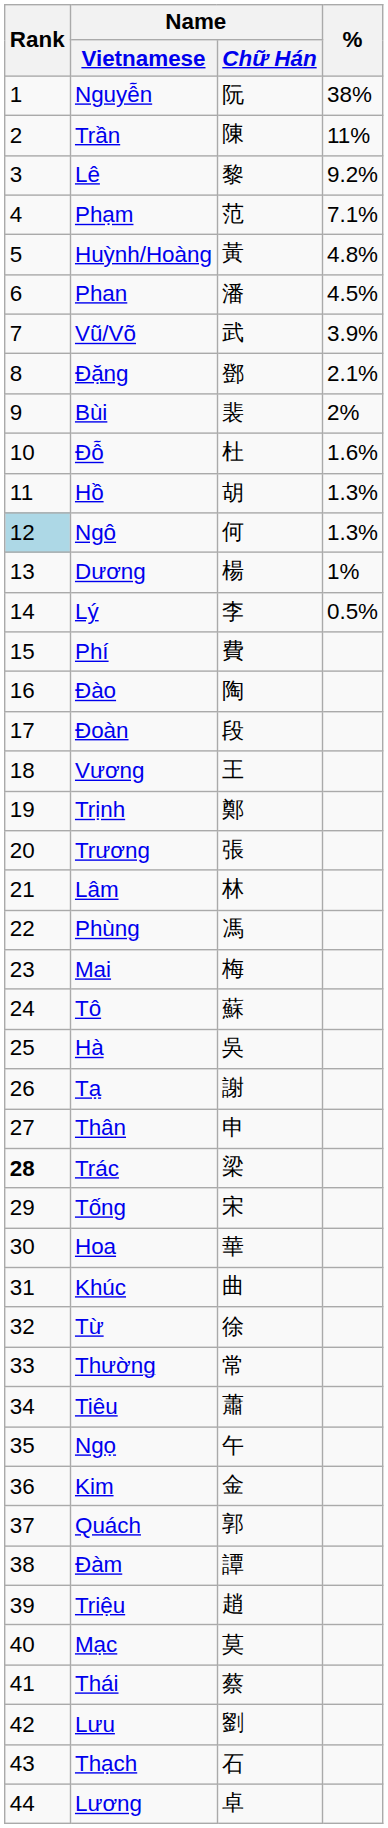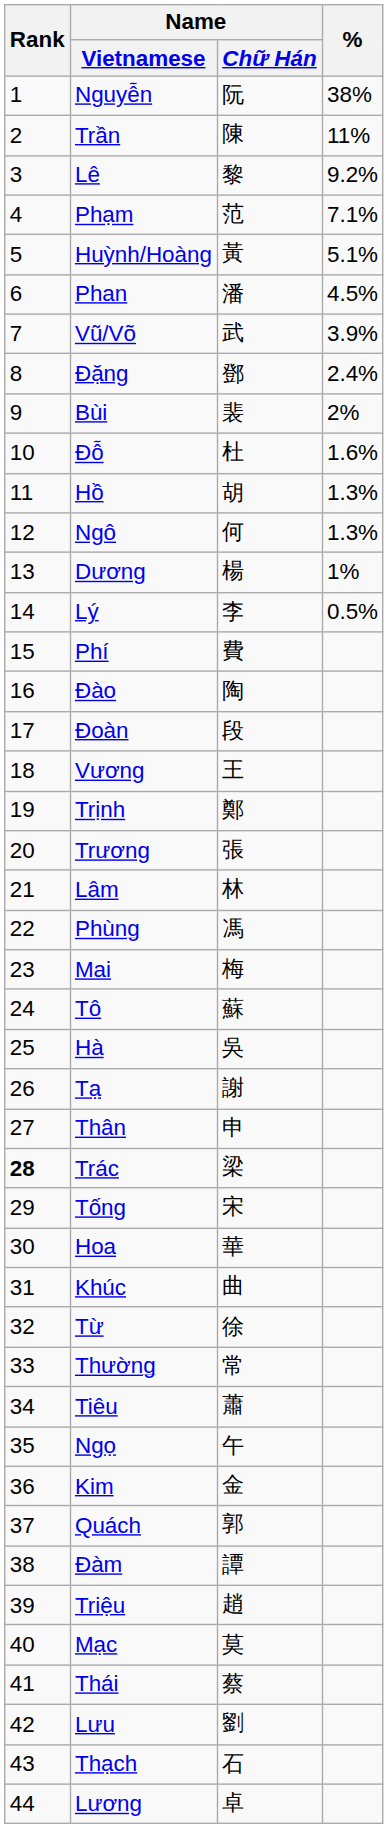(353, 254) 4.8% -> (353, 254) 5.1%
(353, 373) 2.1% -> (353, 373) 2.4%
(22, 532) lightblue background -> (22, 532) no background
